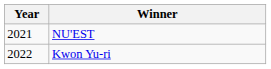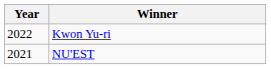rows swapped: (73, 34) <-> (81, 53)
